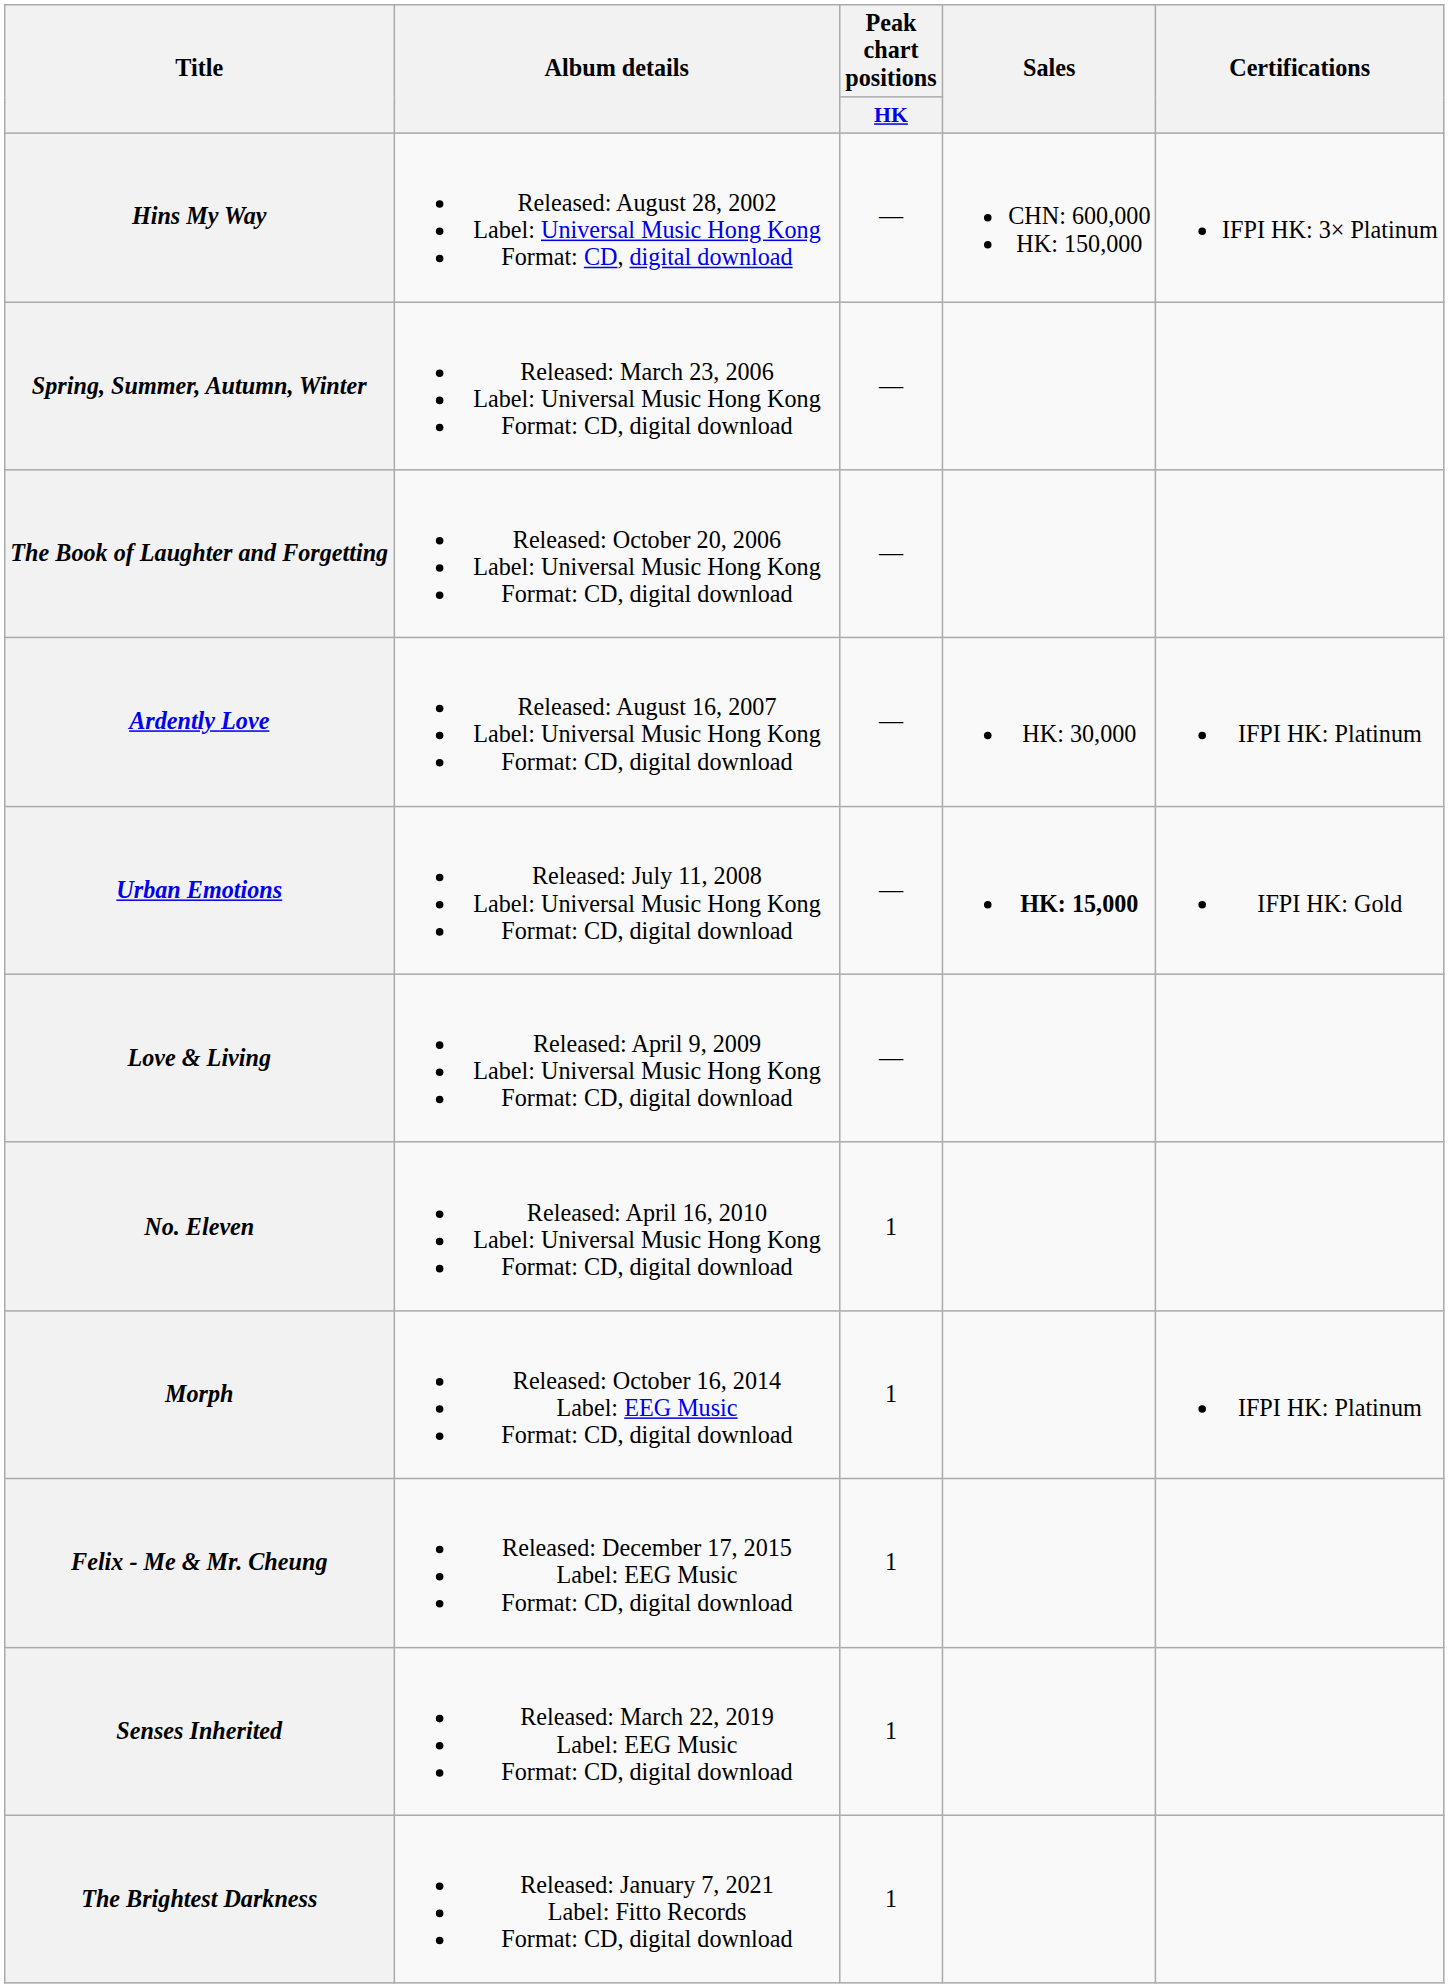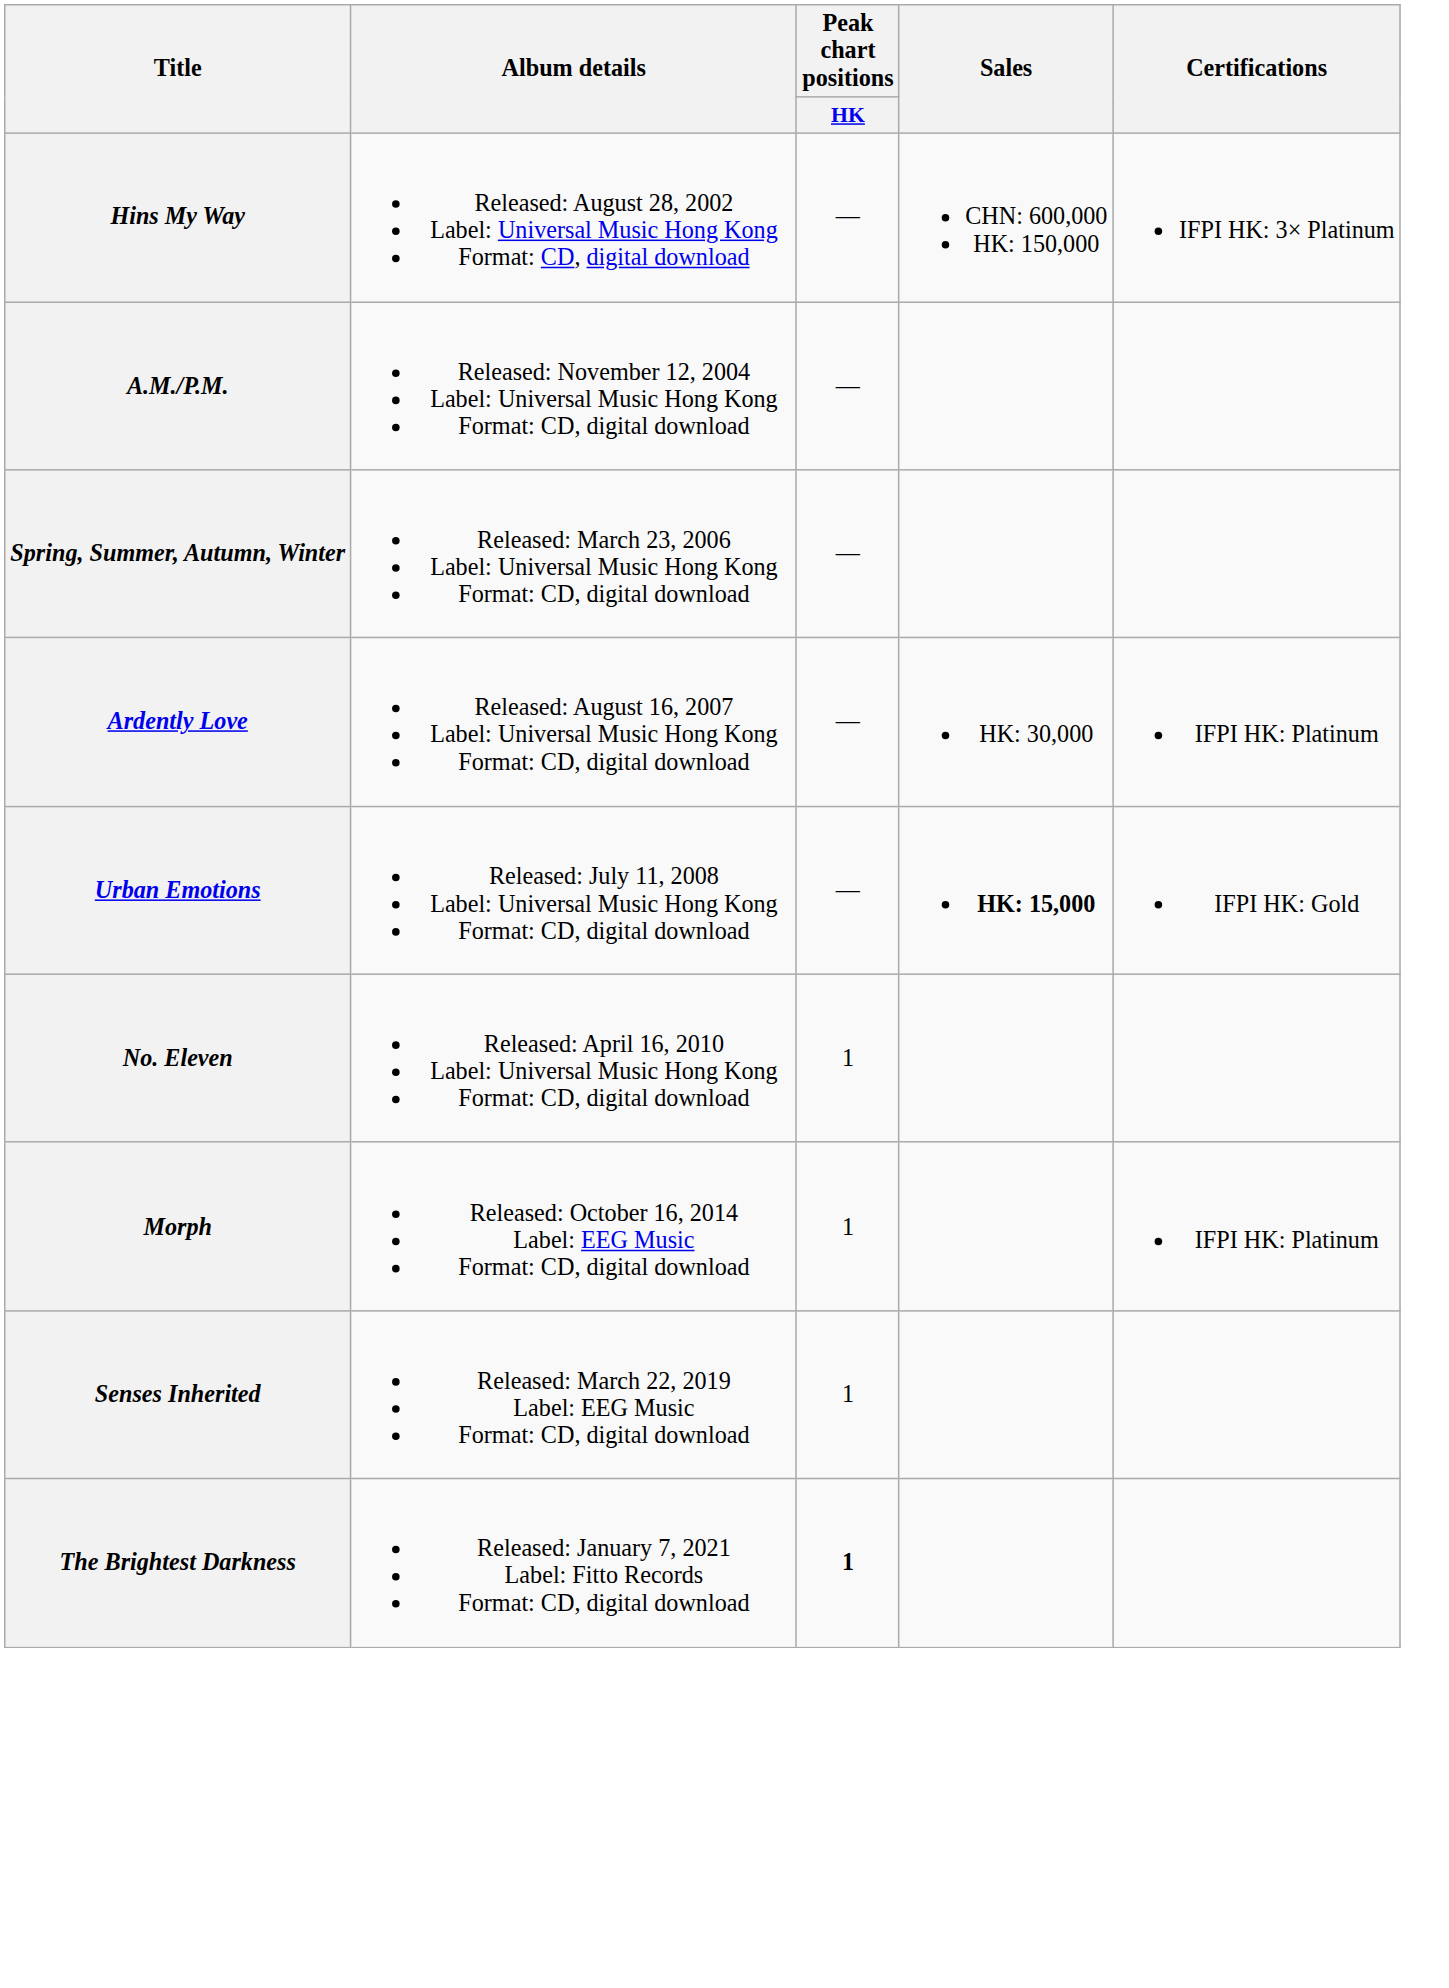+ row: (178, 385)
- row: (199, 553)
- row: (199, 1058)
- row: (199, 1562)
(891, 1898) normal -> (848, 1562) bold
